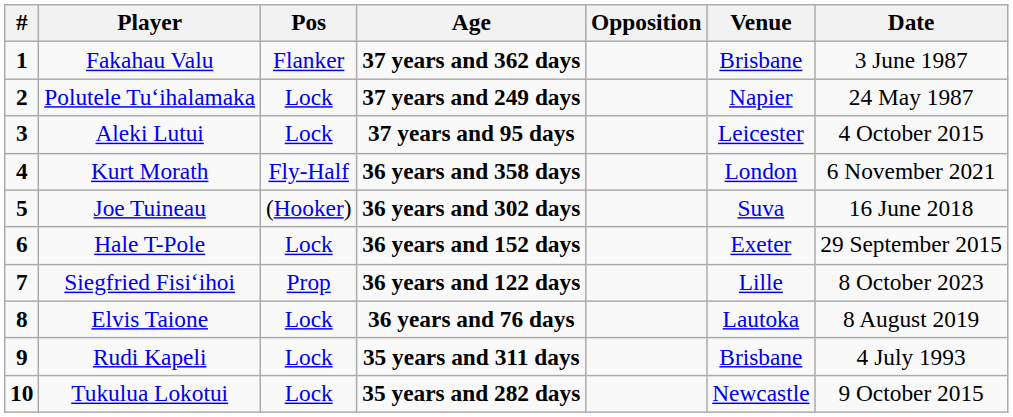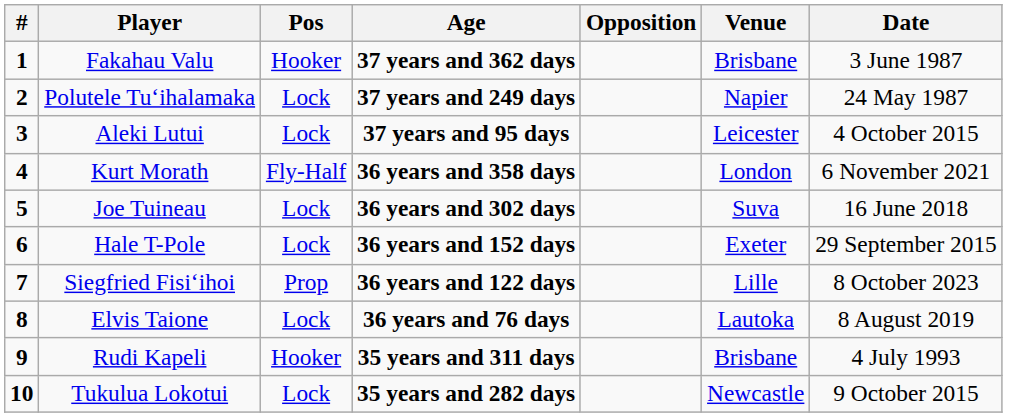(309, 60) Flanker -> (306, 60) Hooker
(309, 208) (Hooker) -> (306, 208) Lock
(309, 356) Lock -> (306, 356) Hooker
